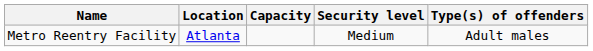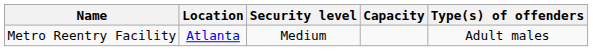columns swapped: (371, 15) <-> (280, 15)
